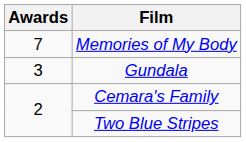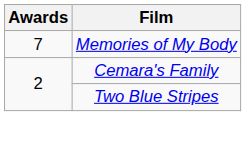- row: (156, 70)
